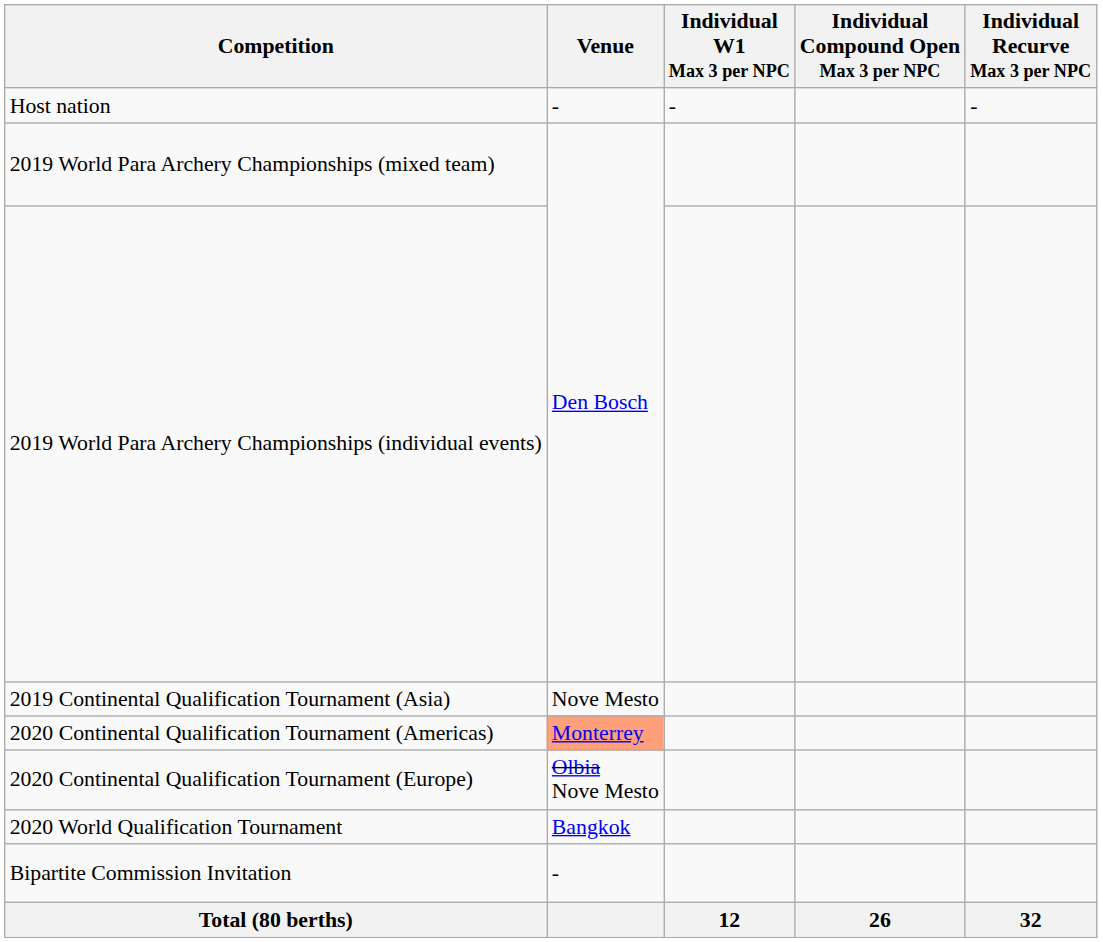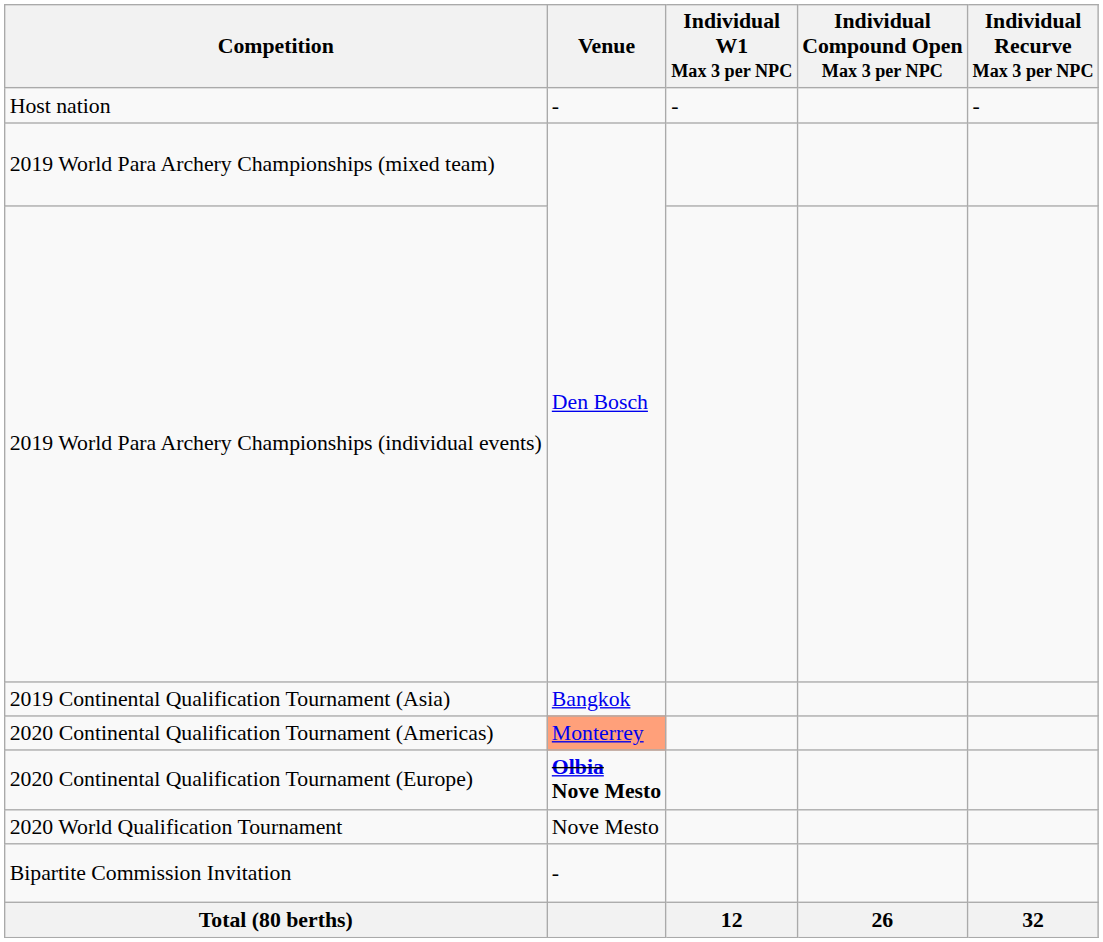(605, 698) Nove Mesto -> (591, 698) Bangkok
(605, 779) normal -> (607, 779) bold
(591, 826) Bangkok -> (605, 826) Nove Mesto
